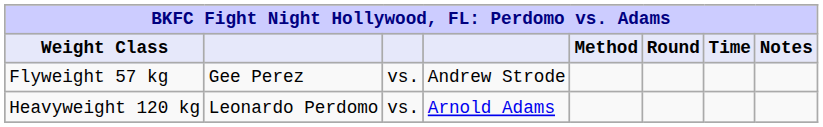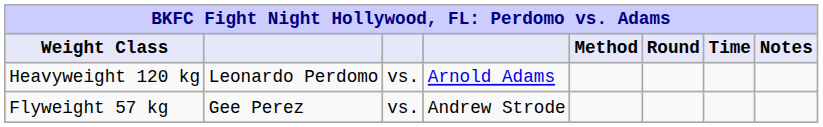rows swapped: (105, 107) <-> (89, 78)
